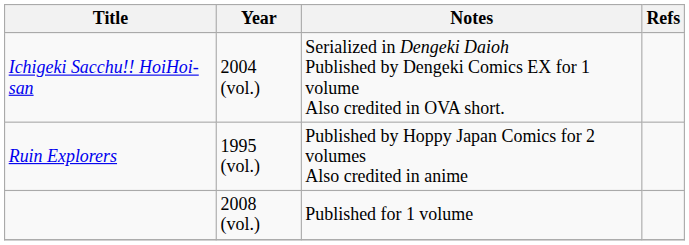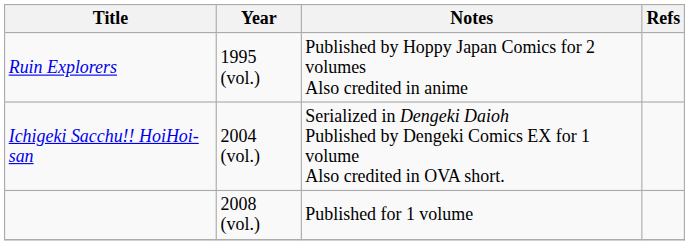rows swapped: (63, 156) <-> (104, 77)
